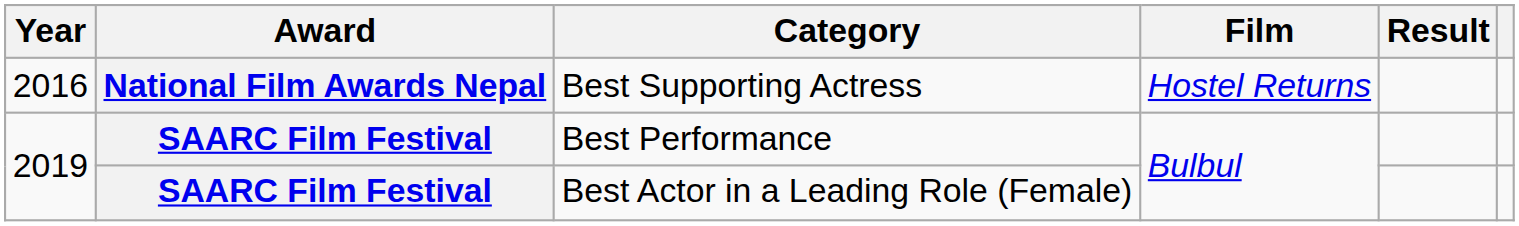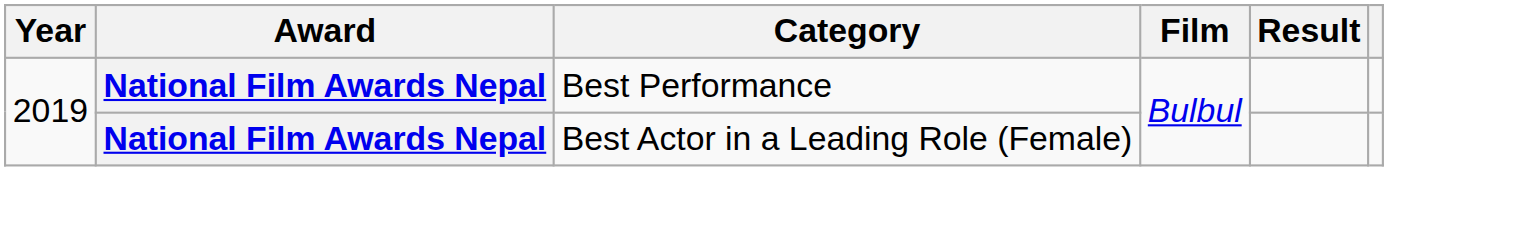- row: (742, 84)
(325, 138) SAARC Film Festival -> (325, 84) National Film Awards Nepal
(325, 191) SAARC Film Festival -> (325, 138) National Film Awards Nepal
